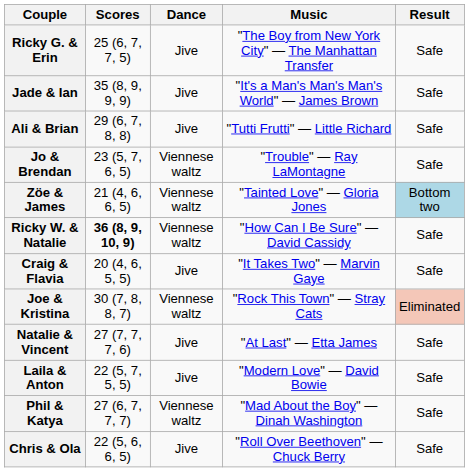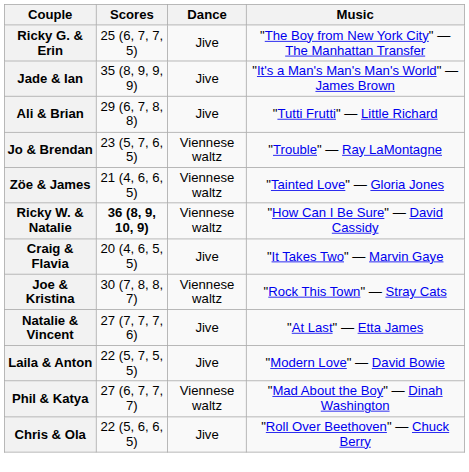- column: (430, 14)
